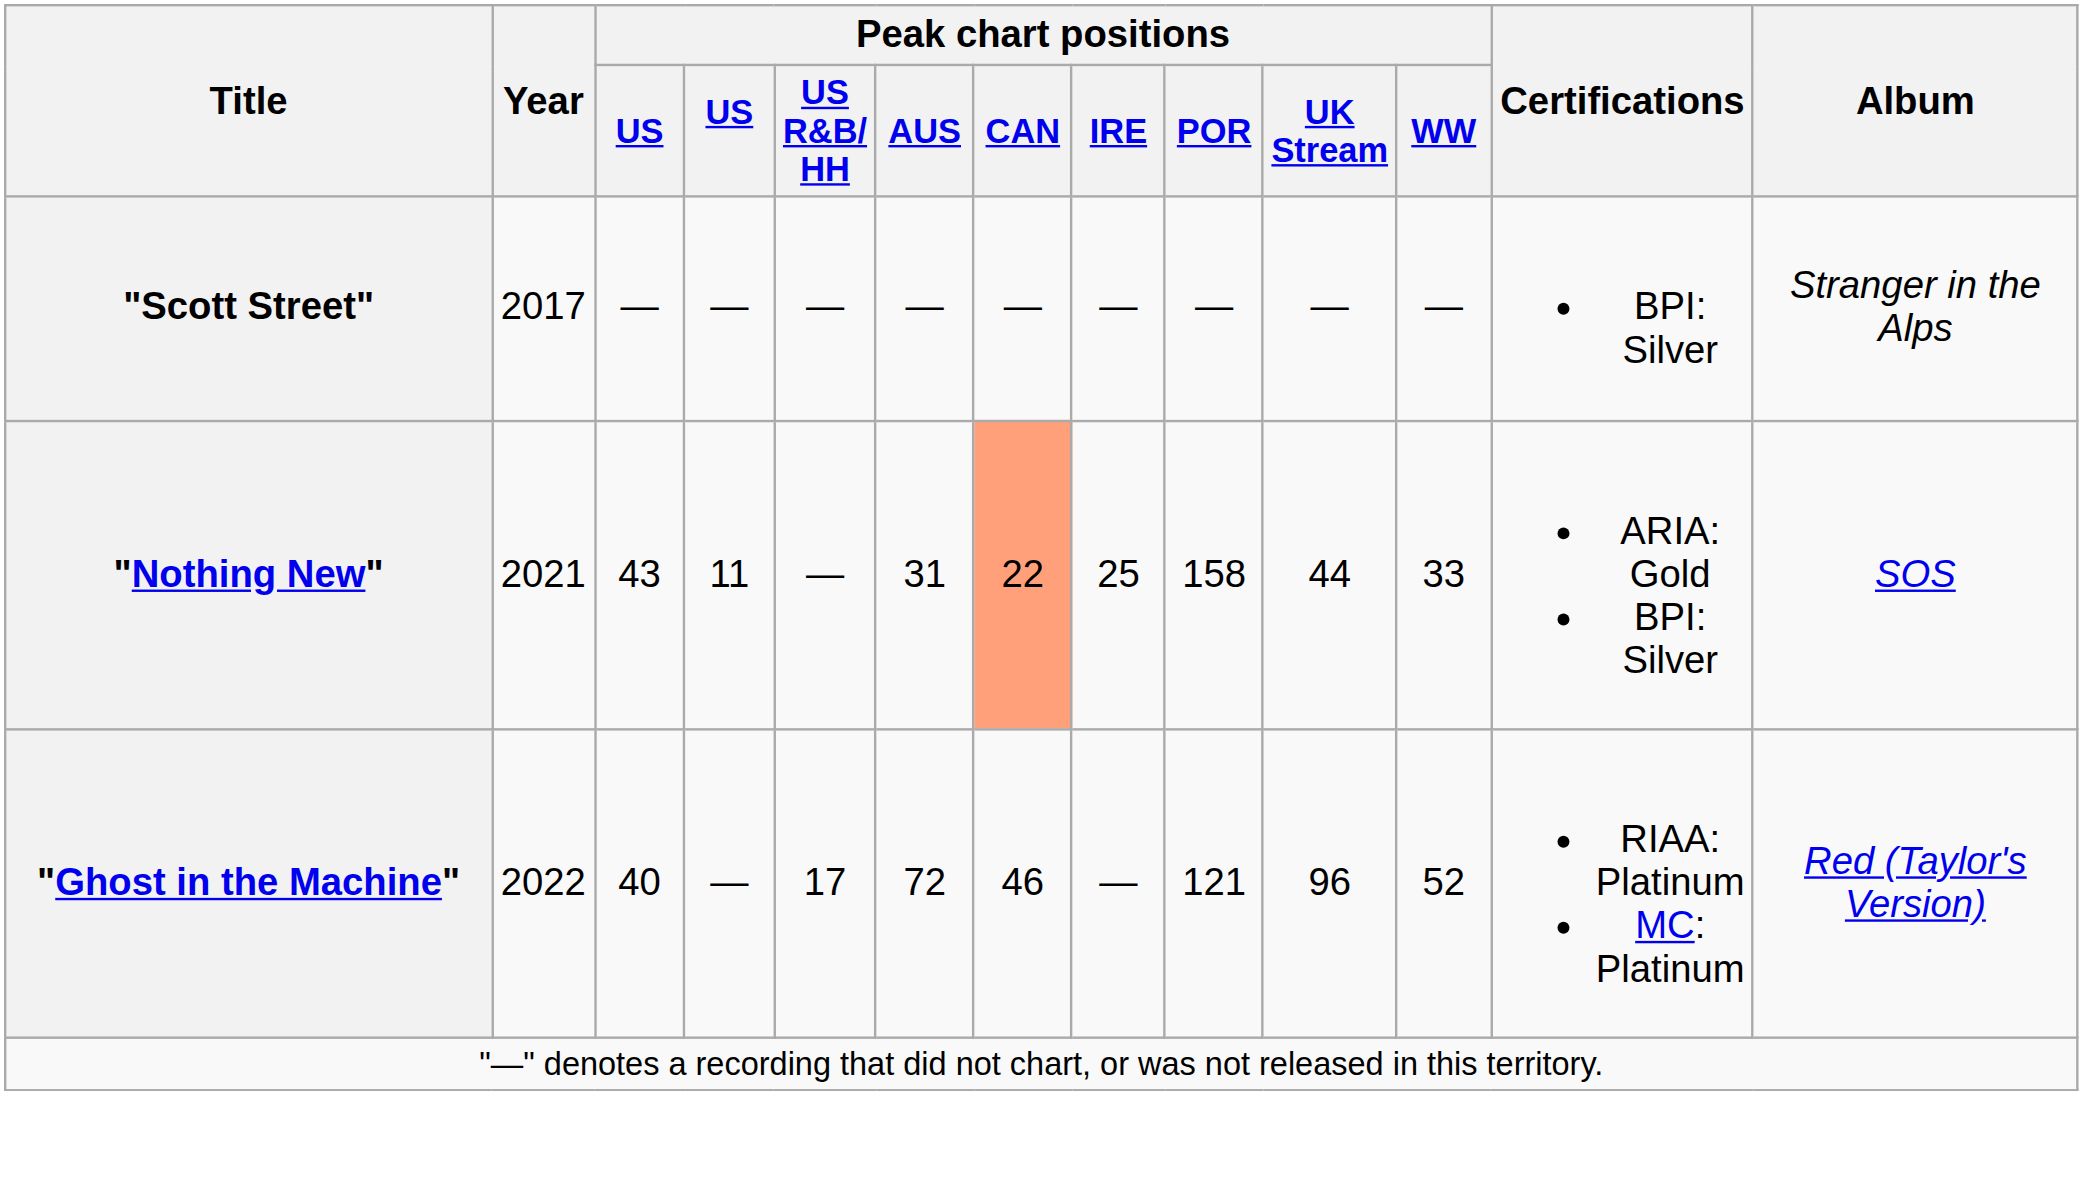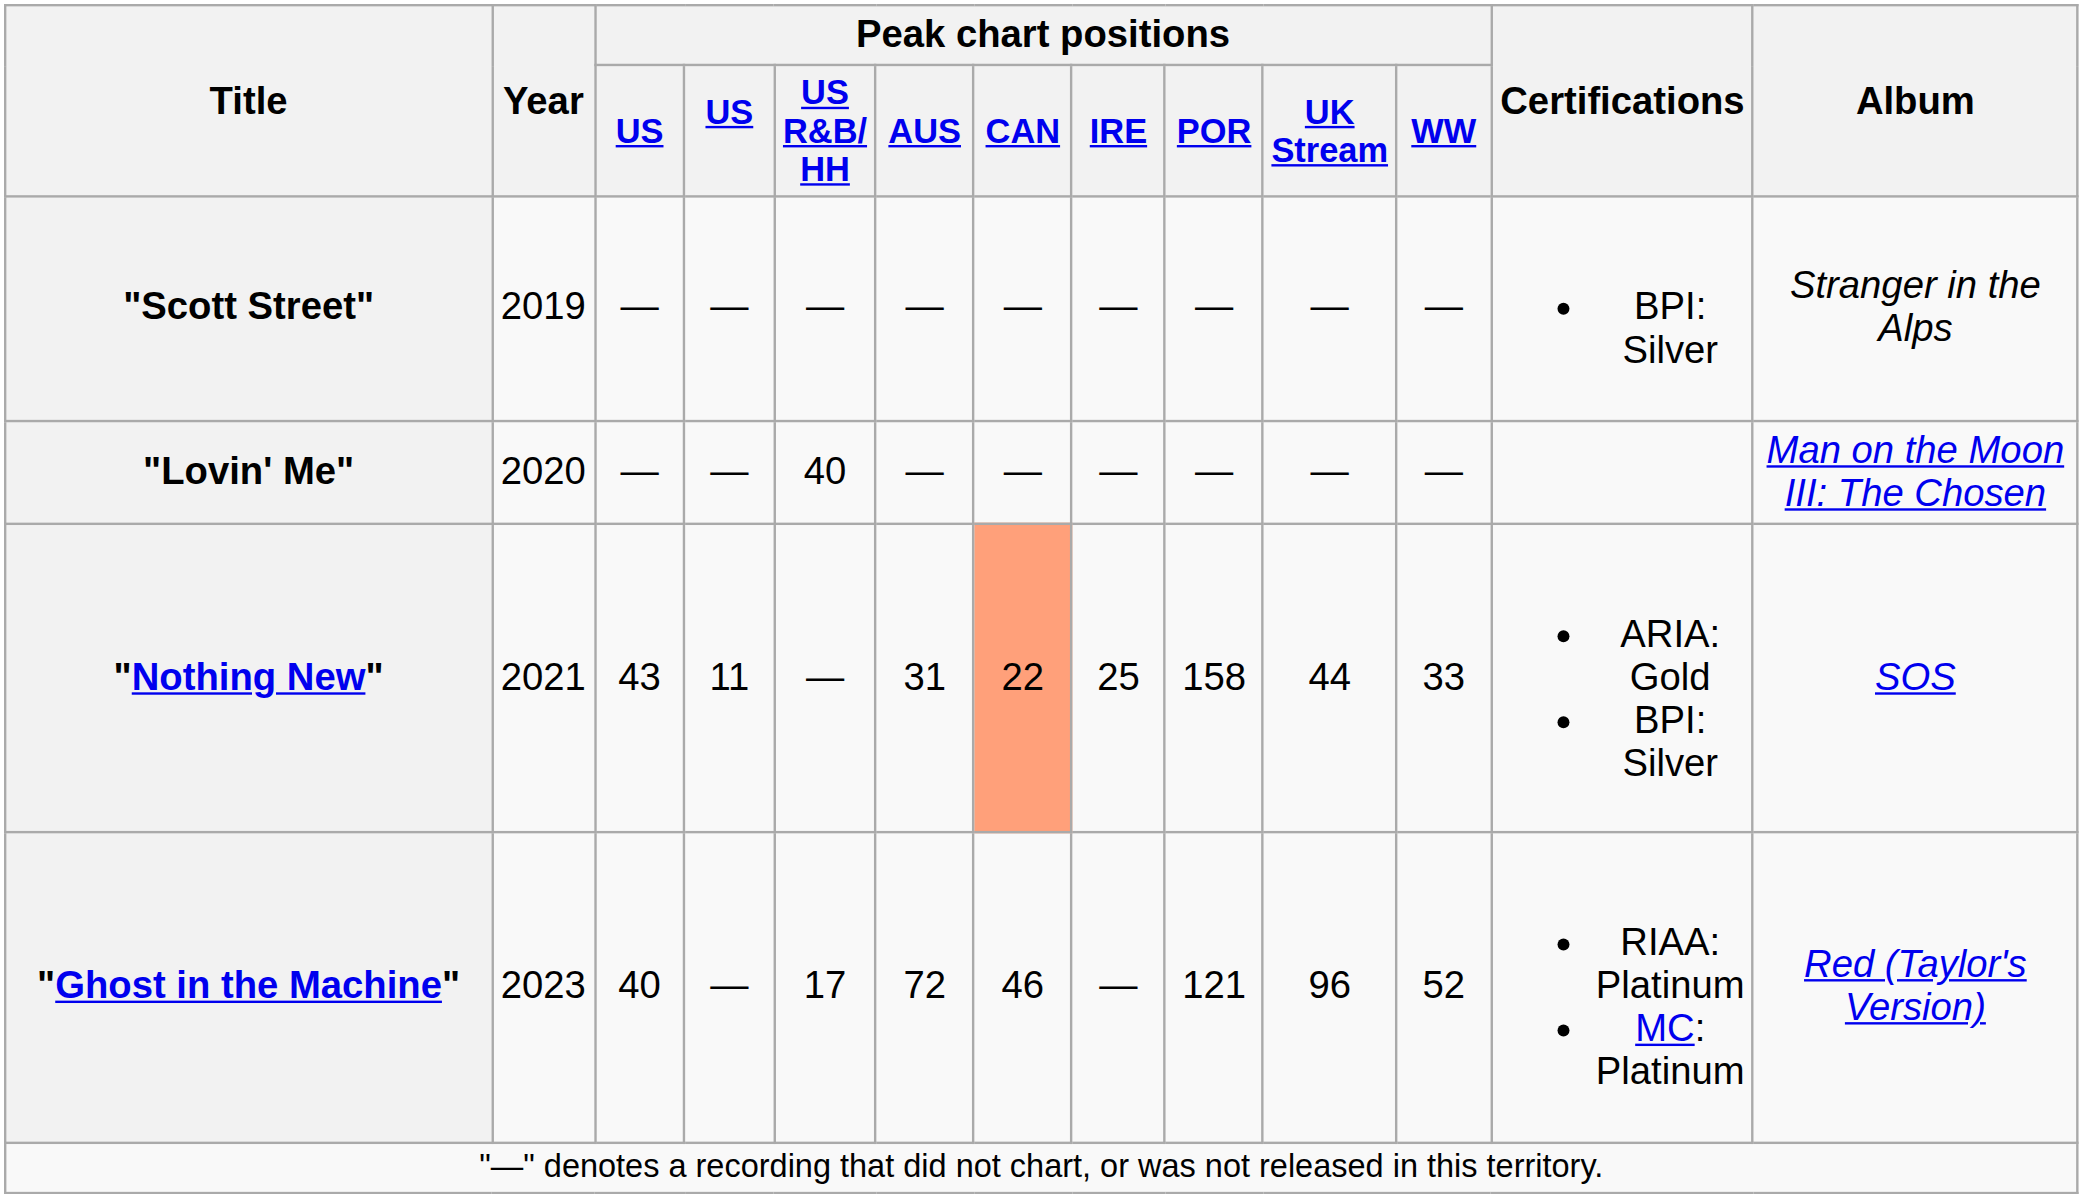(543, 307) 2017 -> (543, 307) 2019
+ row: (249, 470)
(543, 882) 2022 -> (543, 986) 2023
